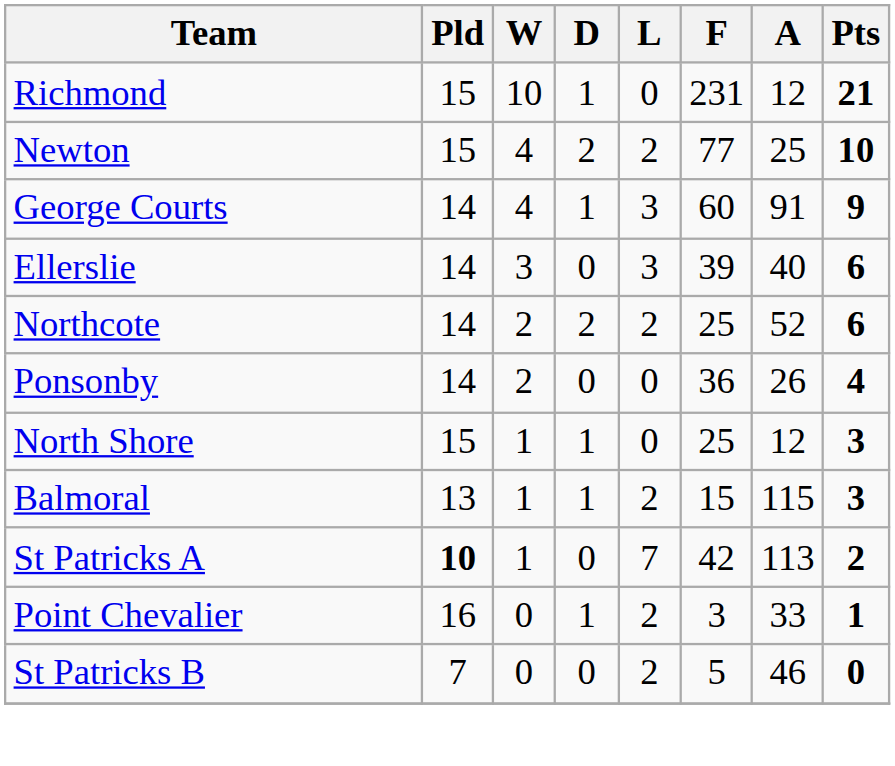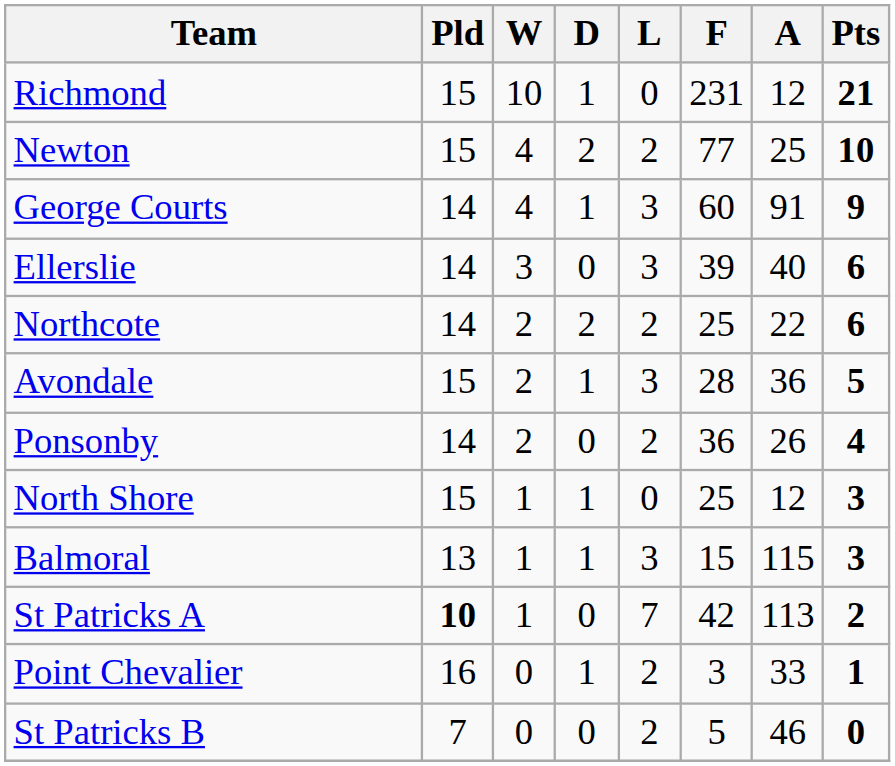(788, 324) 52 -> (788, 324) 22
+ row: (83, 382)
(649, 382) 0 -> (649, 440) 2
(649, 498) 2 -> (649, 556) 3
